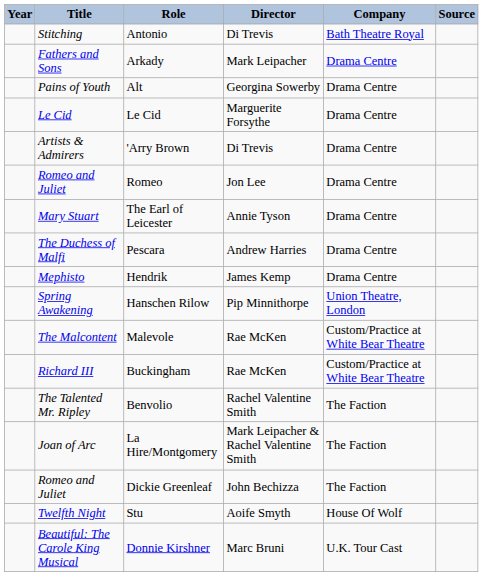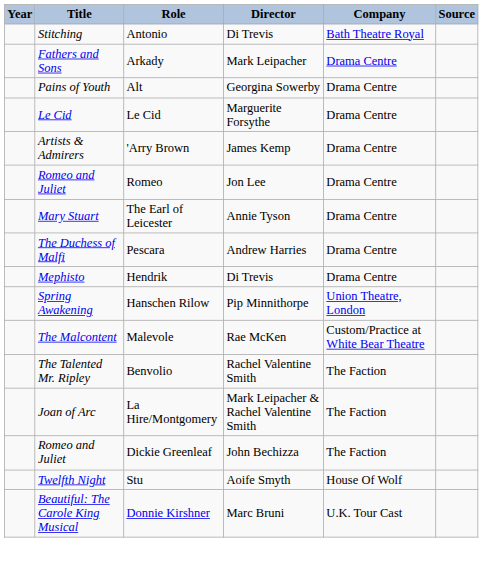(250, 148) Di Trevis -> (258, 148) James Kemp
(258, 276) James Kemp -> (250, 276) Di Trevis
- row: (158, 371)
